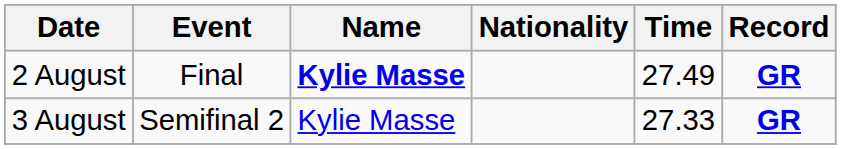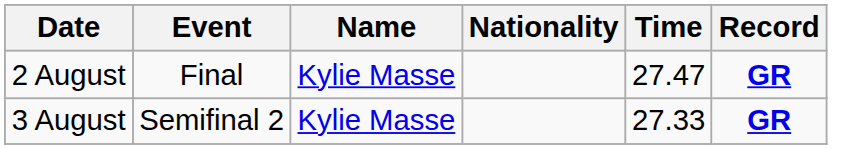(381, 74) bold -> (376, 74) normal
(678, 74) 27.49 -> (669, 74) 27.47
